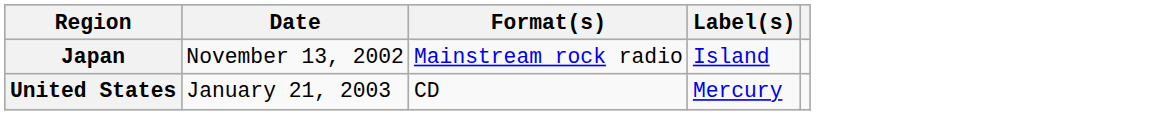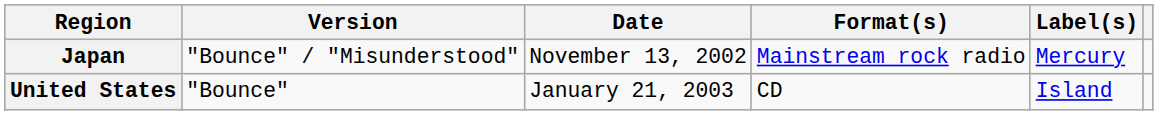+ column: (353, 22)
(731, 57) Island -> (1080, 57) Mercury
(738, 92) Mercury -> (1074, 92) Island
